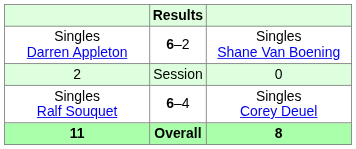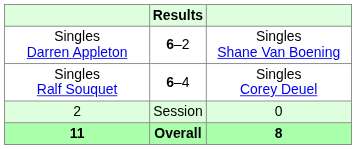rows swapped: (77, 104) <-> (77, 74)
